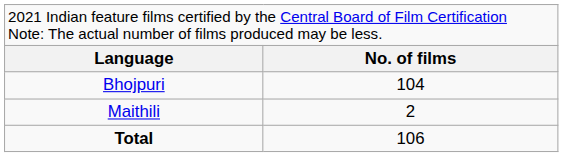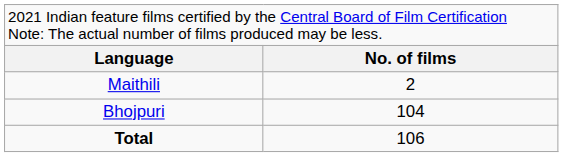rows swapped: (134, 85) <-> (134, 111)
